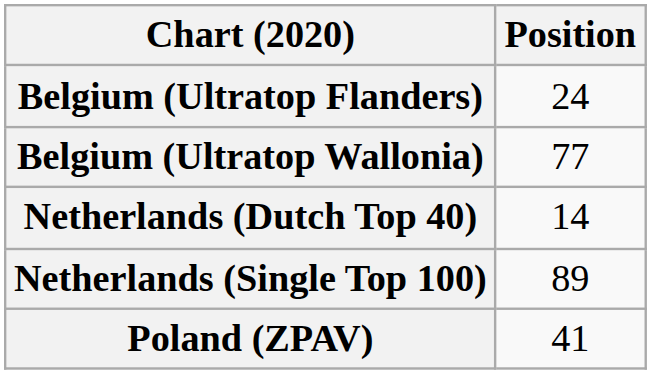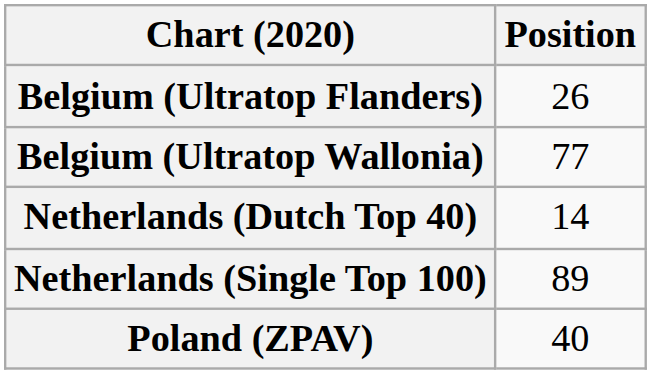(570, 95) 24 -> (570, 95) 26
(570, 338) 41 -> (570, 338) 40
